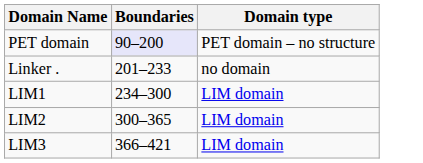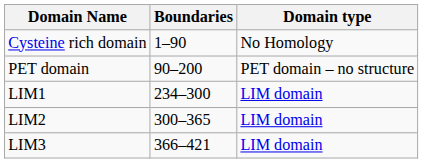+ row: (77, 42)
(139, 42) lavender background -> (178, 68) no background
- row: (34, 68)
